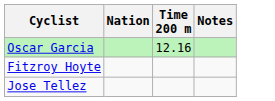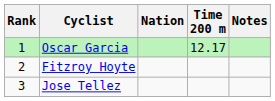+ column: (22, 21)
(174, 47) 12.16 -> (208, 47) 12.17
